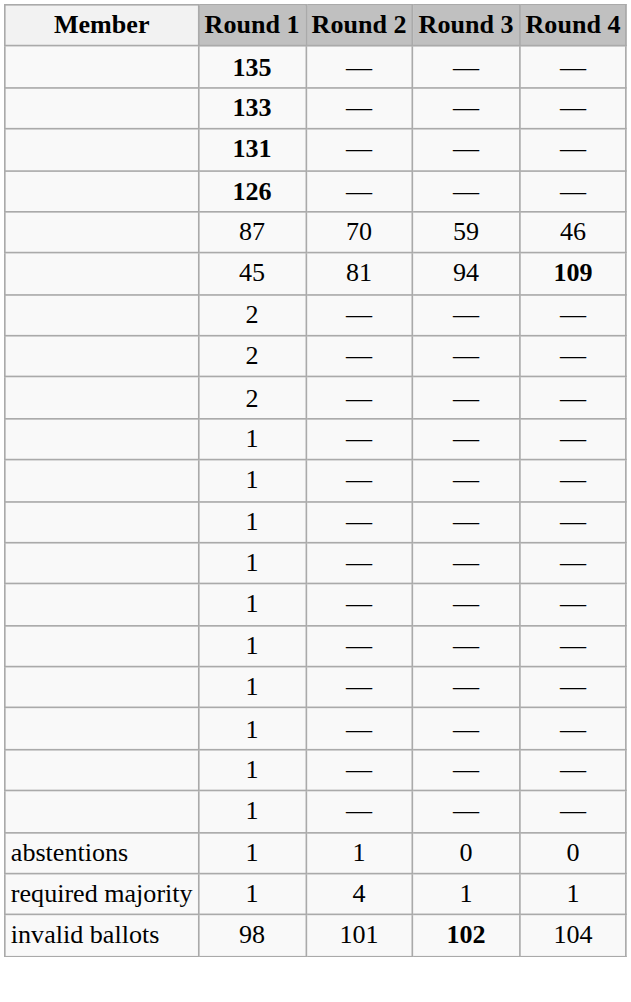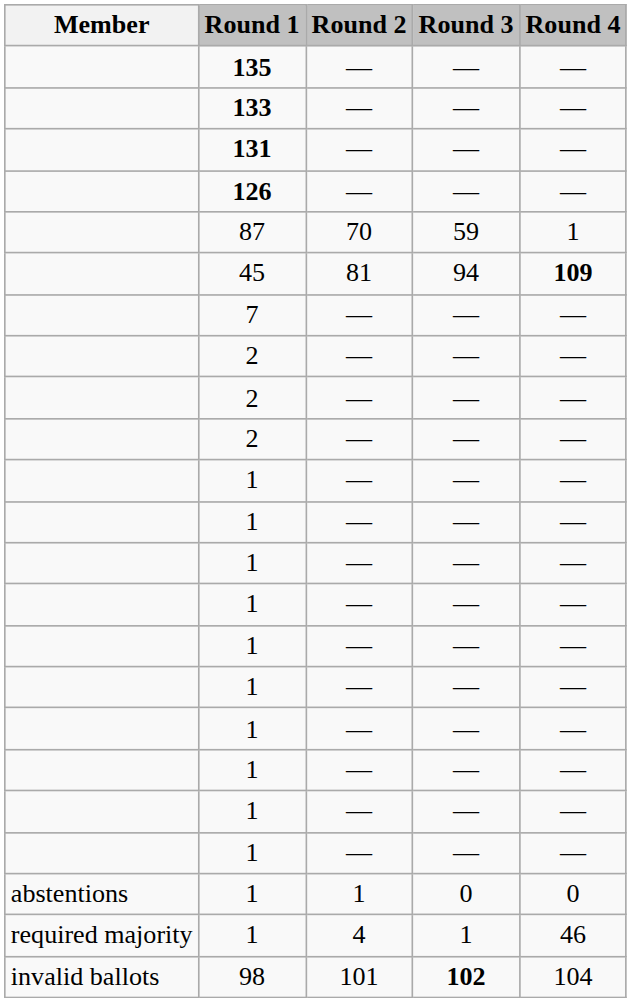(573, 231) 46 -> (573, 231) 1
+ row: (252, 314)
(573, 893) 1 -> (573, 935) 46
